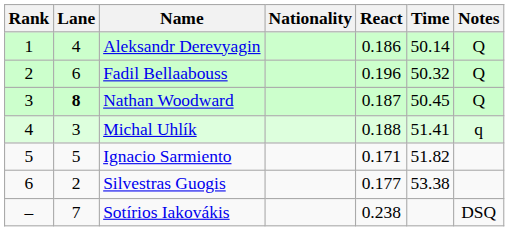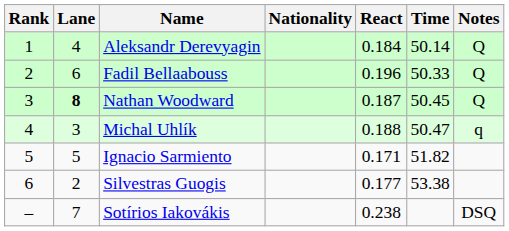(381, 45) 0.186 -> (381, 45) 0.184
(430, 73) 50.32 -> (430, 73) 50.33
(430, 128) 51.41 -> (430, 128) 50.47
